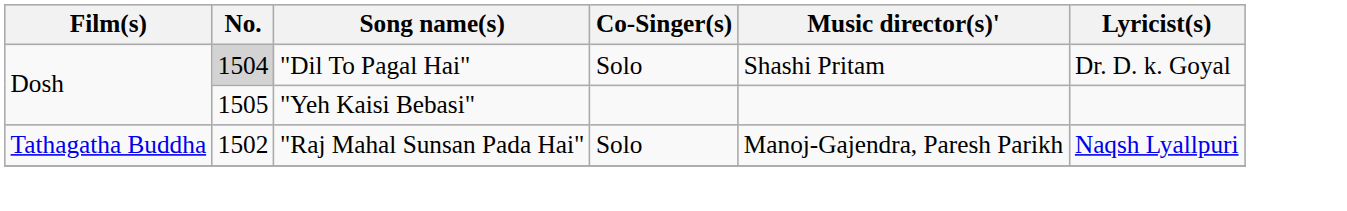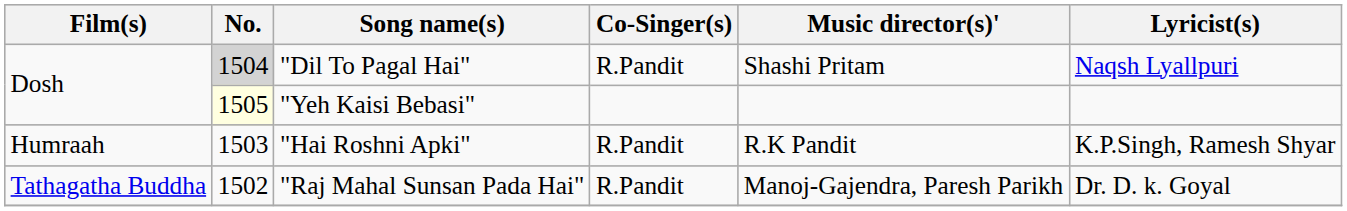(619, 64) Solo -> (640, 64) R.Pandit
(1153, 64) Dr. D. k. Goyal -> (1157, 64) Naqsh Lyallpuri
(243, 104) no background -> (243, 104) lightyellow background
+ row: (375, 144)
(619, 144) Solo -> (640, 184) R.Pandit
(1157, 144) Naqsh Lyallpuri -> (1153, 184) Dr. D. k. Goyal
